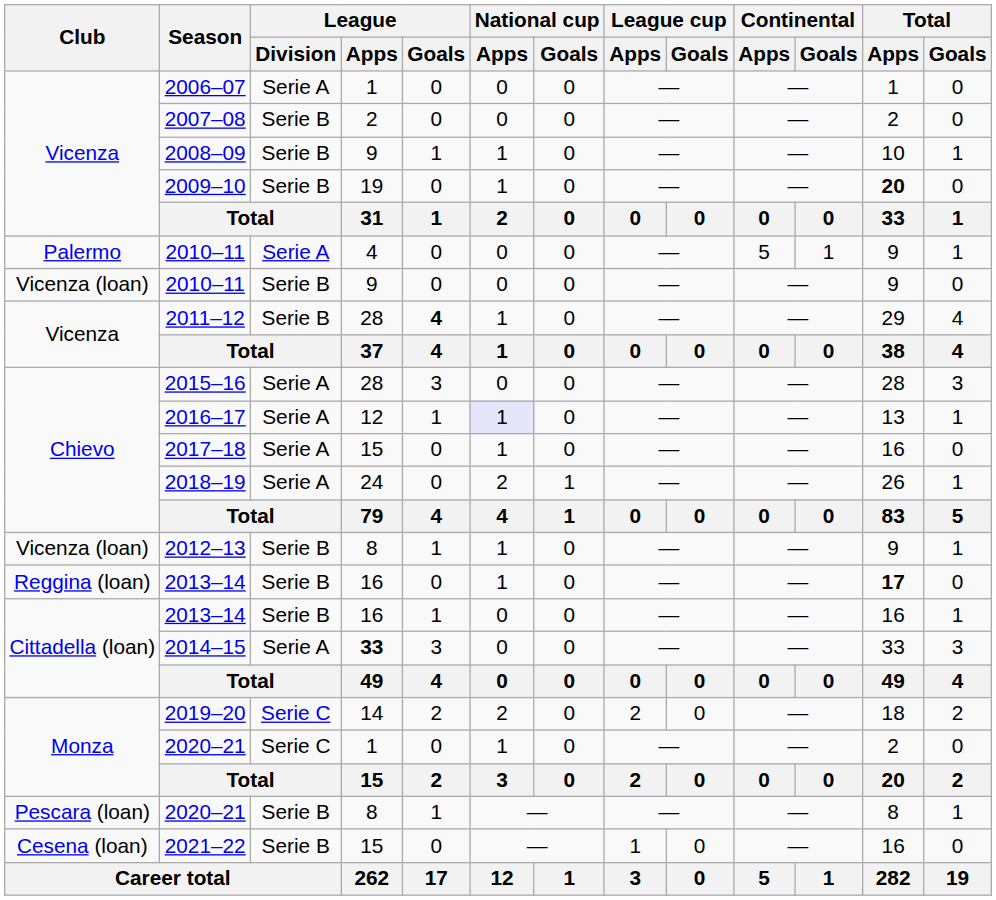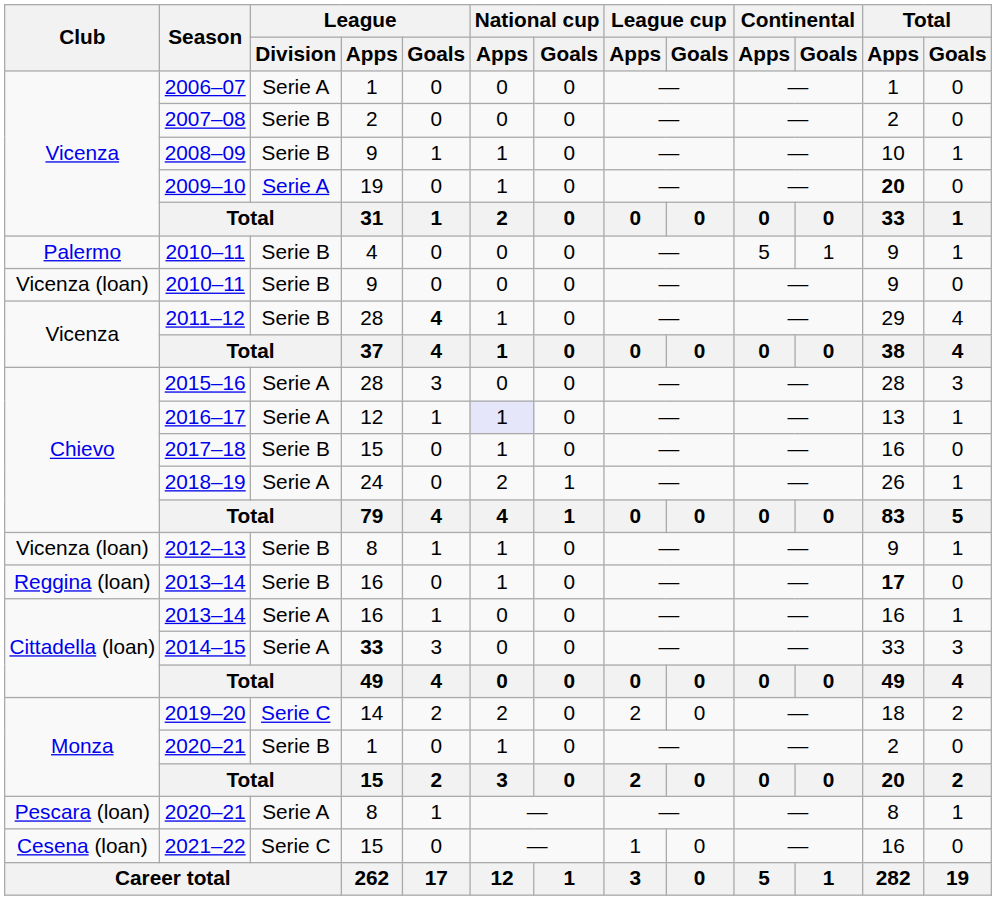(296, 185) Serie B -> (296, 185) Serie A
(296, 251) Serie A -> (296, 251) Serie B
(296, 449) Serie A -> (296, 449) Serie B
(296, 614) Serie B -> (296, 614) Serie A
(296, 746) Serie C -> (296, 746) Serie B
(296, 812) Serie B -> (296, 812) Serie A
(296, 845) Serie B -> (296, 845) Serie C
